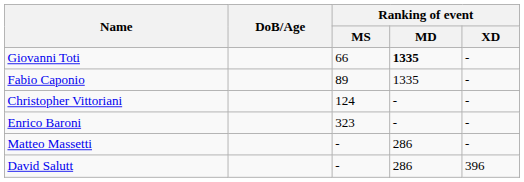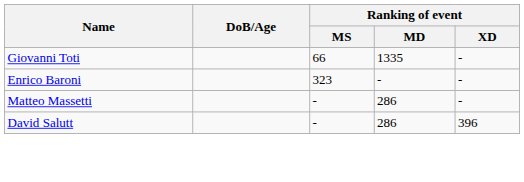(406, 58) bold -> (390, 58) normal
- row: (46, 80)
- row: (65, 101)
